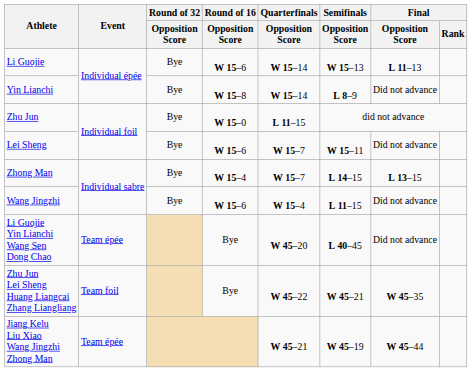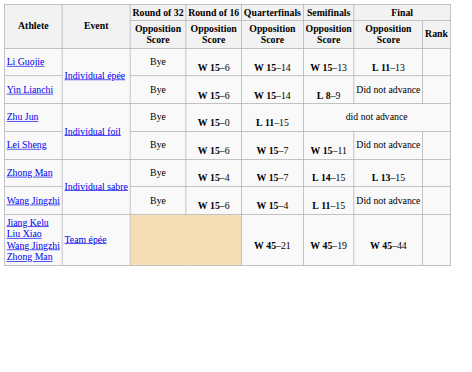(230, 96) W 15–8 -> (214, 96) W 15–6
- row: (30, 240)
- row: (42, 291)
